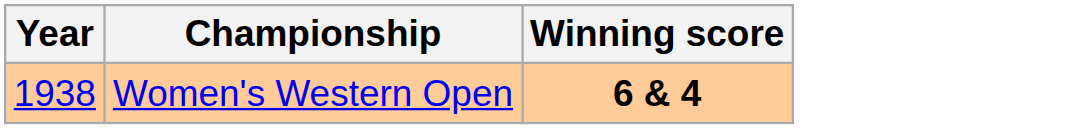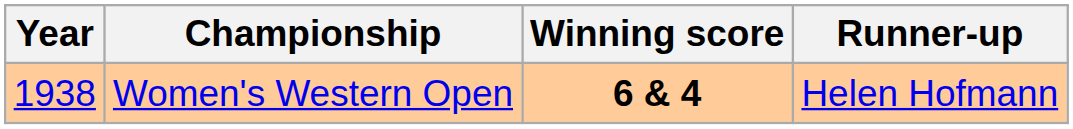+ column: (930, 33)
